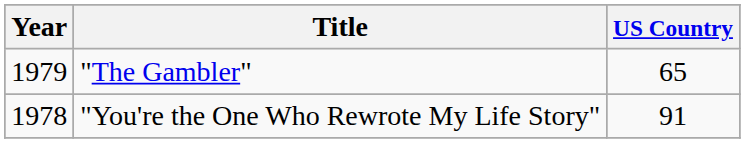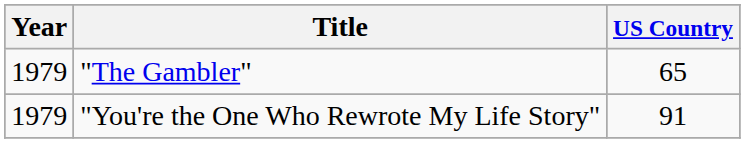(39, 115) 1978 -> (39, 115) 1979
